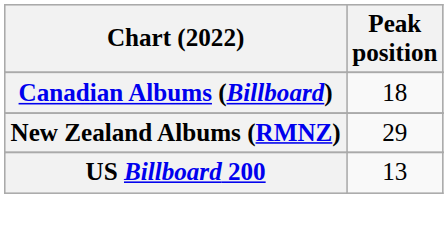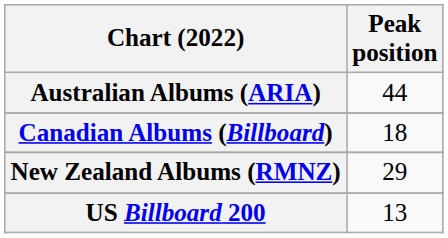+ row: (176, 92)
